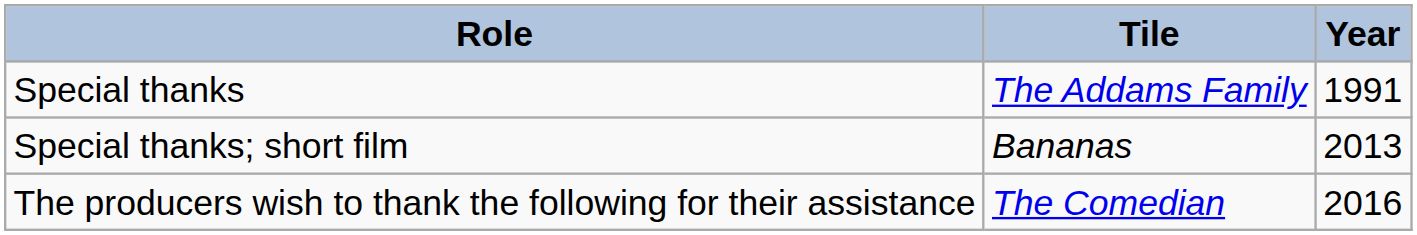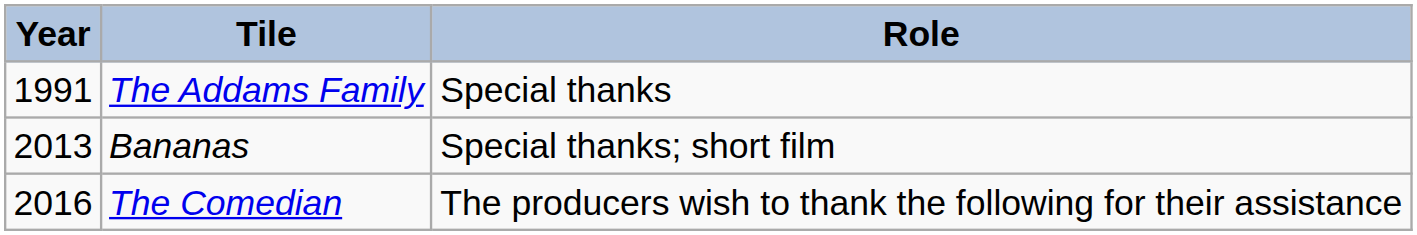columns swapped: (1363, 34) <-> (494, 34)
